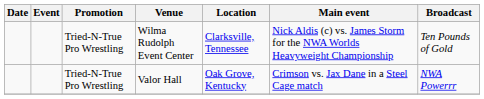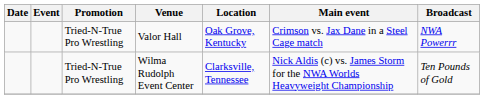rows swapped: (166, 42) <-> (160, 79)
